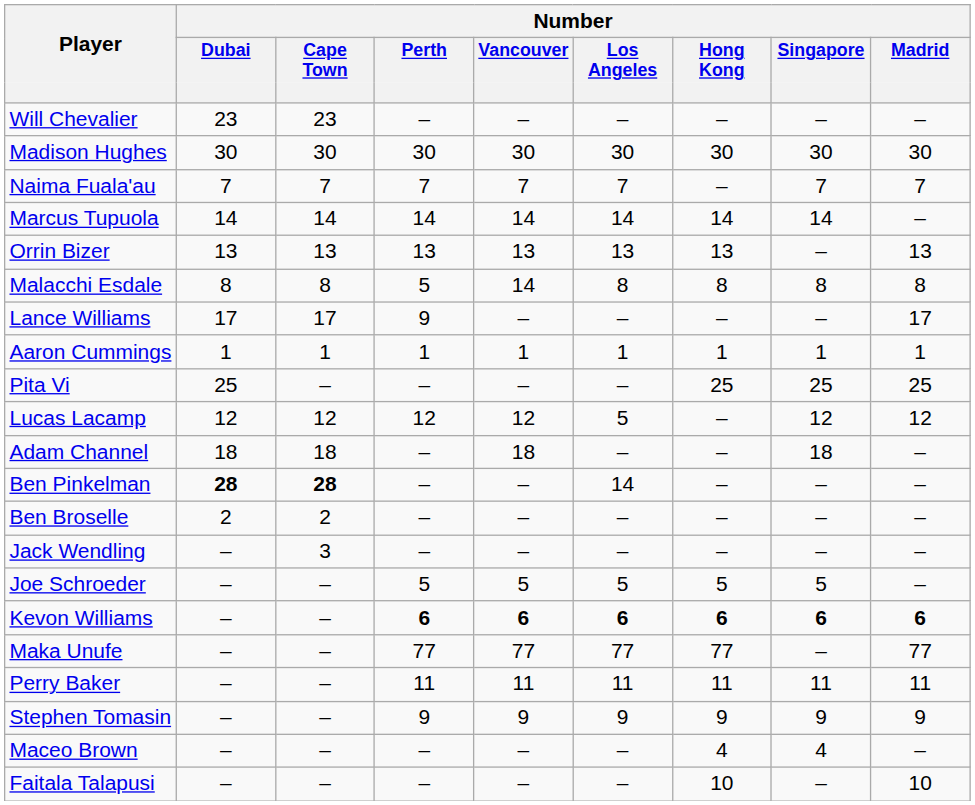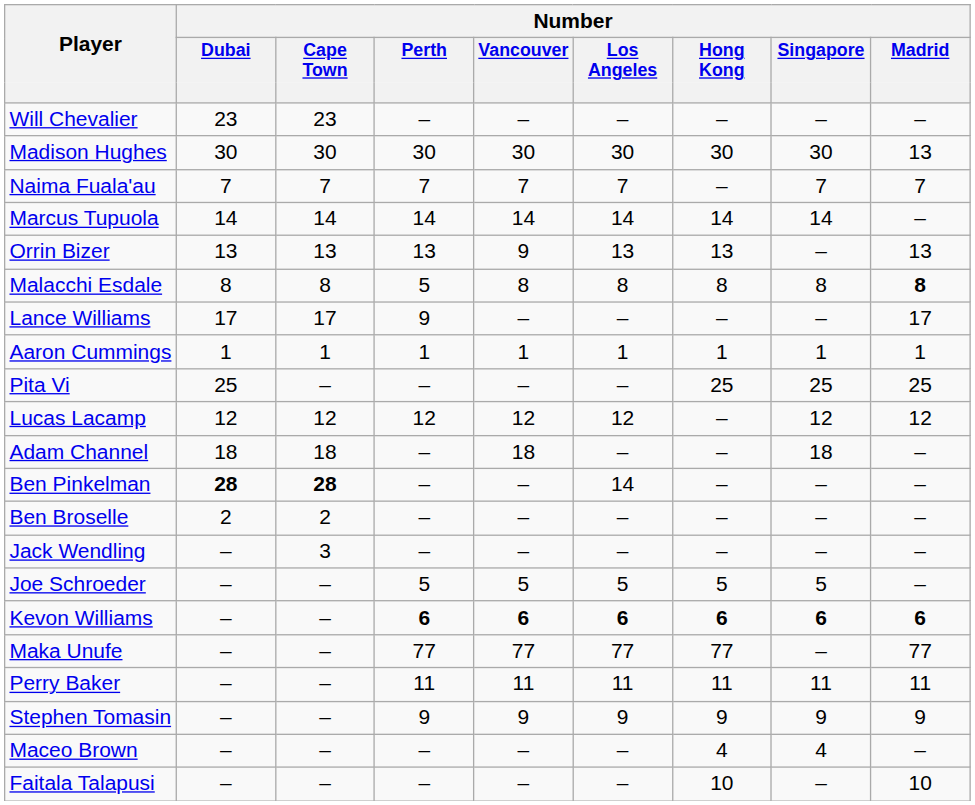(920, 152) 30 -> (920, 152) 13
(523, 252) 13 -> (523, 252) 9
(523, 285) 14 -> (523, 285) 8
(920, 285) normal -> (920, 285) bold
(623, 418) 5 -> (623, 418) 12
